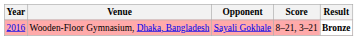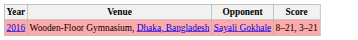- column: (336, 12)
